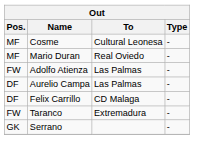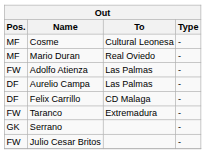+ row: (65, 142)
